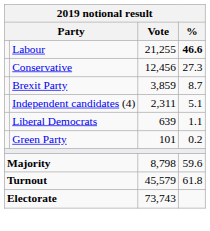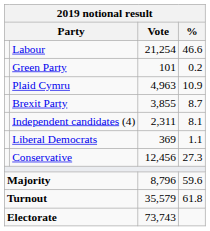(160, 49) 21,255 -> (160, 49) 21,254
(193, 49) bold -> (193, 49) normal
rows swapped: (42, 67) <-> (39, 139)
+ row: (41, 85)
(163, 85) 3,859 -> (163, 103) 3,855
(195, 103) 5.1 -> (195, 121) 8.1
(167, 121) 639 -> (167, 139) 369
(163, 162) 8,798 -> (163, 180) 8,796
(160, 180) 45,579 -> (160, 198) 35,579
